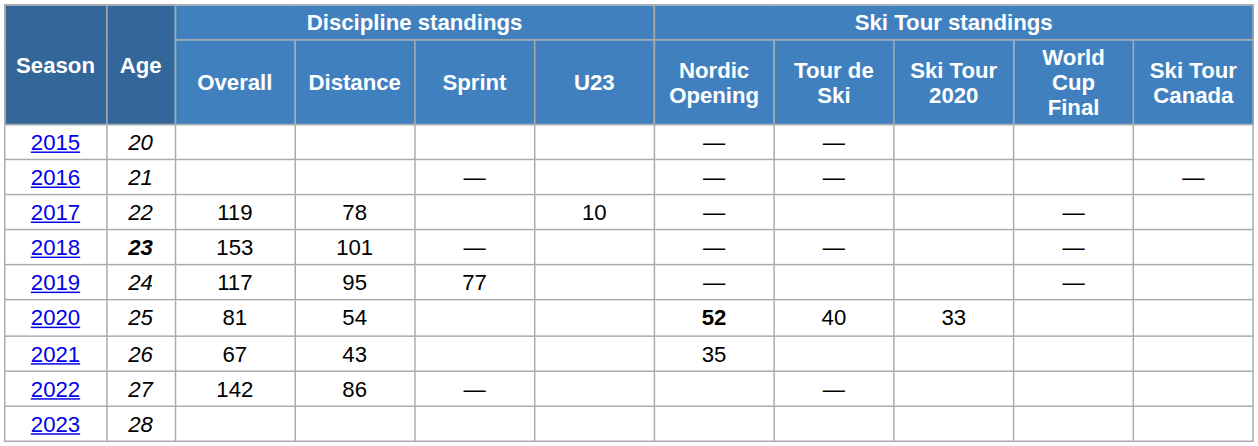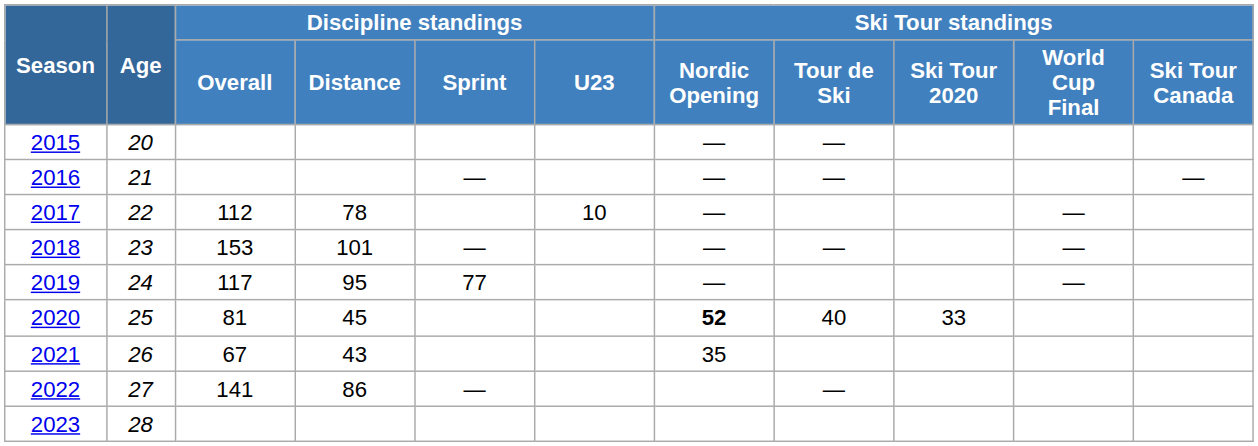(235, 213) 119 -> (235, 213) 112
(141, 248) bold -> (141, 248) normal
(355, 318) 54 -> (355, 318) 45
(235, 388) 142 -> (235, 388) 141
